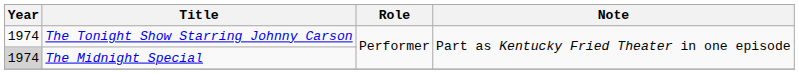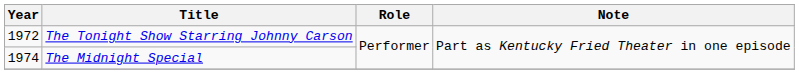(23, 37) 1974 -> (23, 37) 1972
(23, 58) lightgrey background -> (23, 58) no background
